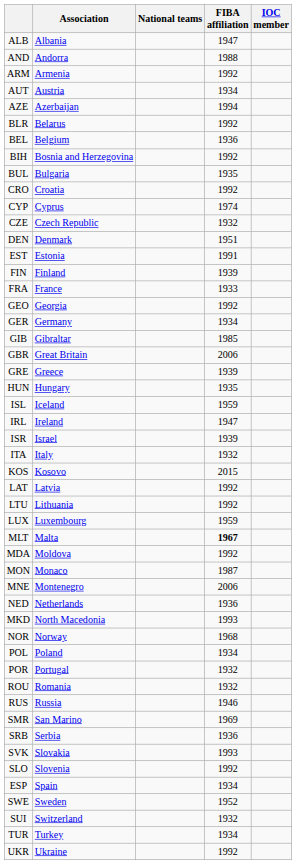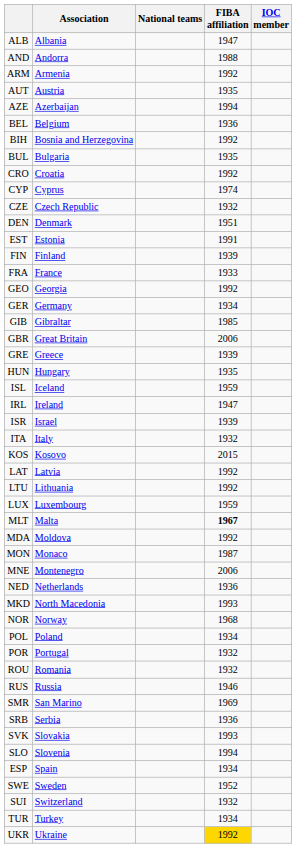(228, 91) 1934 -> (228, 91) 1935
- row: (18, 124)
(228, 769) 1992 -> (228, 752) 1994
(228, 851) no background -> (228, 835) gold background
